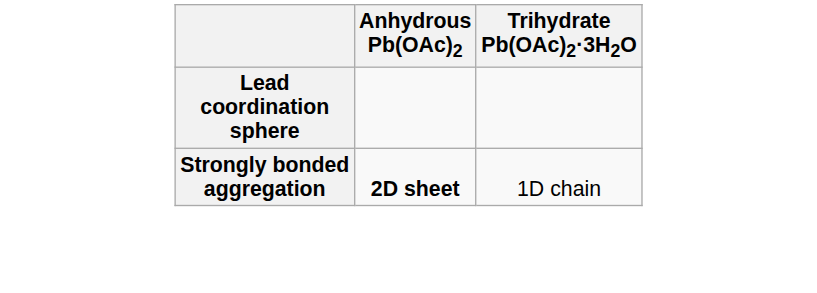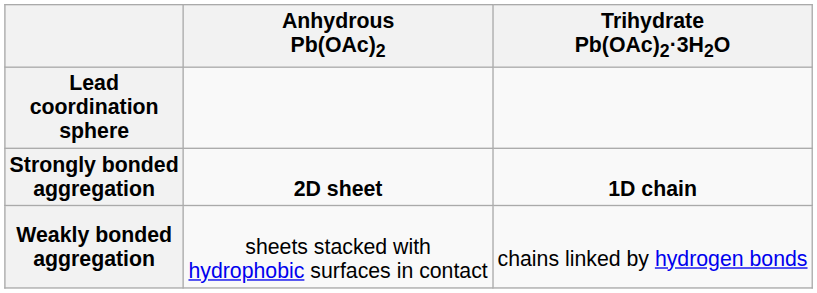(559, 188) normal -> (653, 188) bold
+ row: (94, 246)
